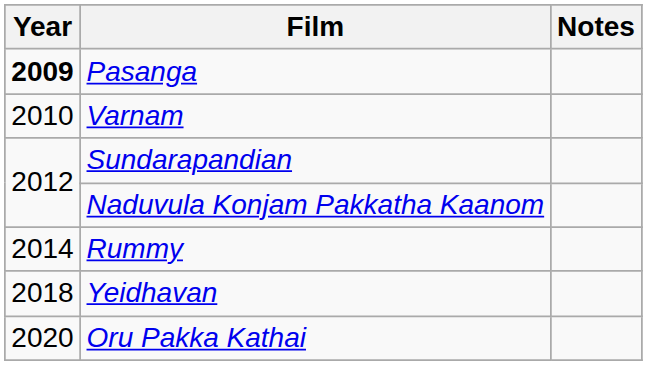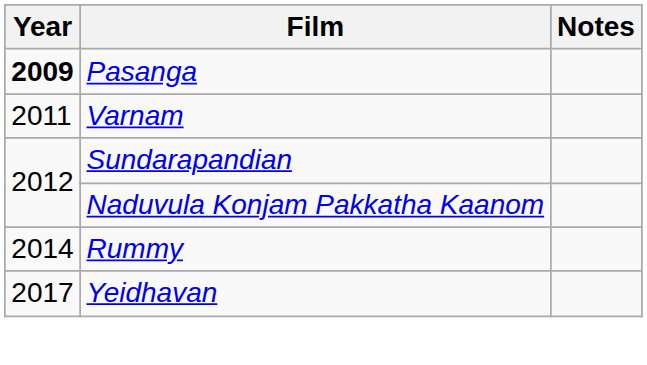(42, 115) 2010 -> (41, 115) 2011
(42, 293) 2018 -> (42, 293) 2017
- row: (196, 337)
